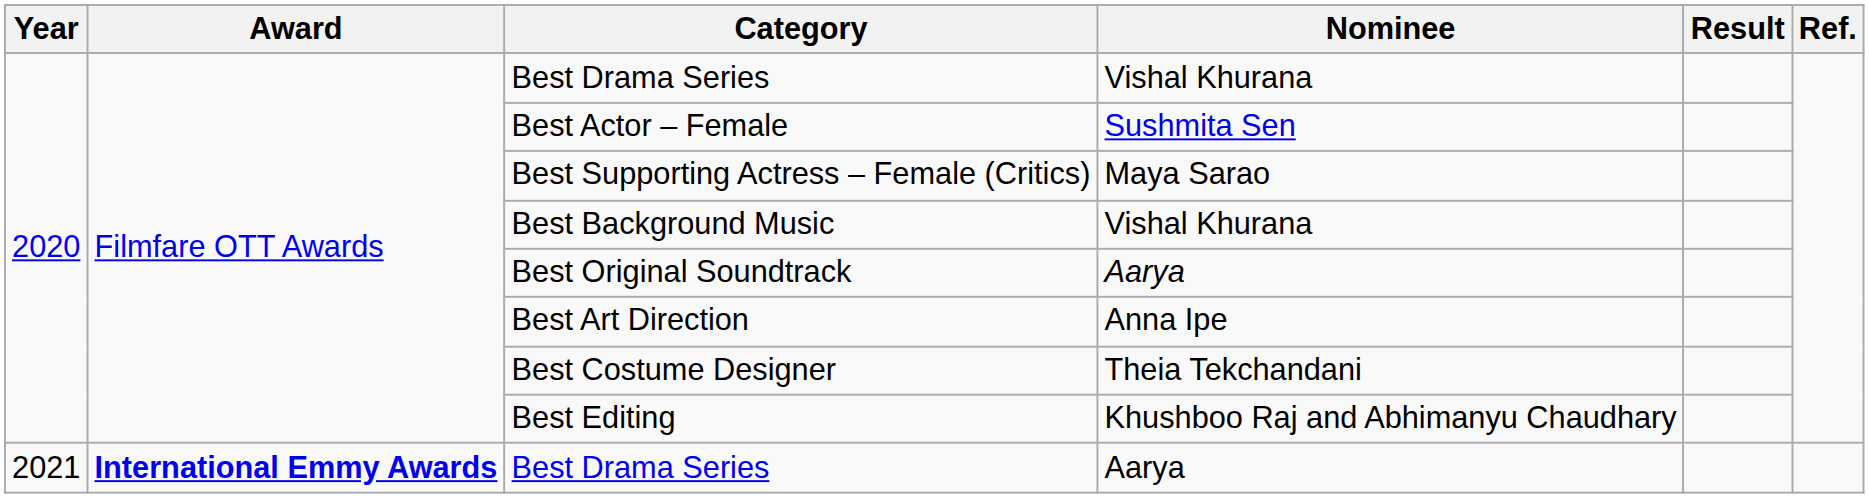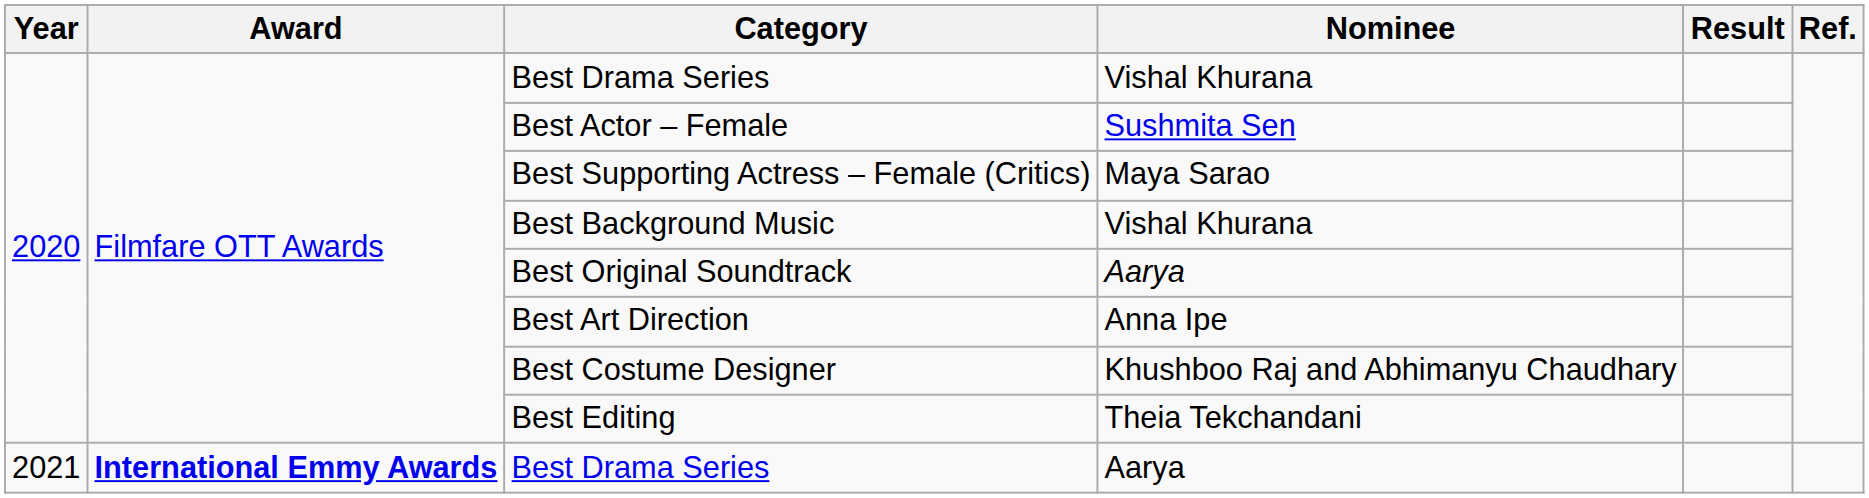(1233, 369) Theia Tekchandani -> (1391, 369) Khushboo Raj and Abhimanyu Chaudhary
(1391, 418) Khushboo Raj and Abhimanyu Chaudhary -> (1233, 418) Theia Tekchandani
